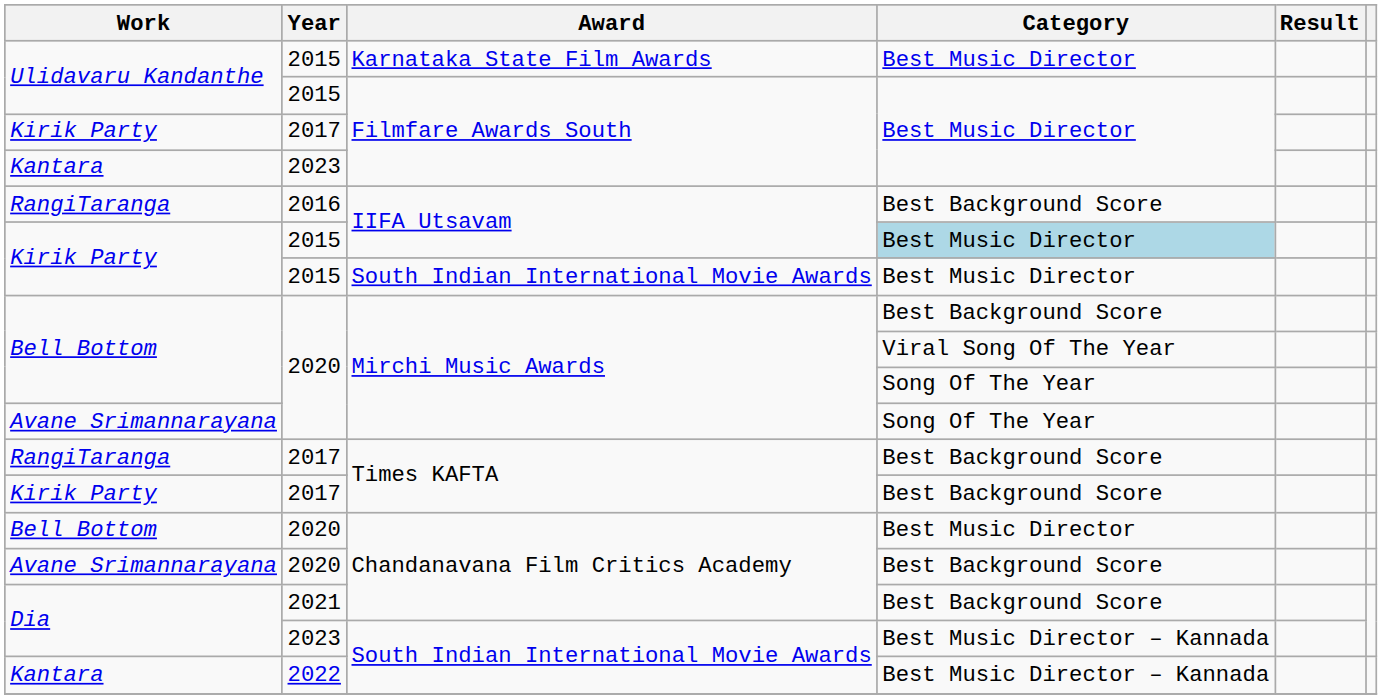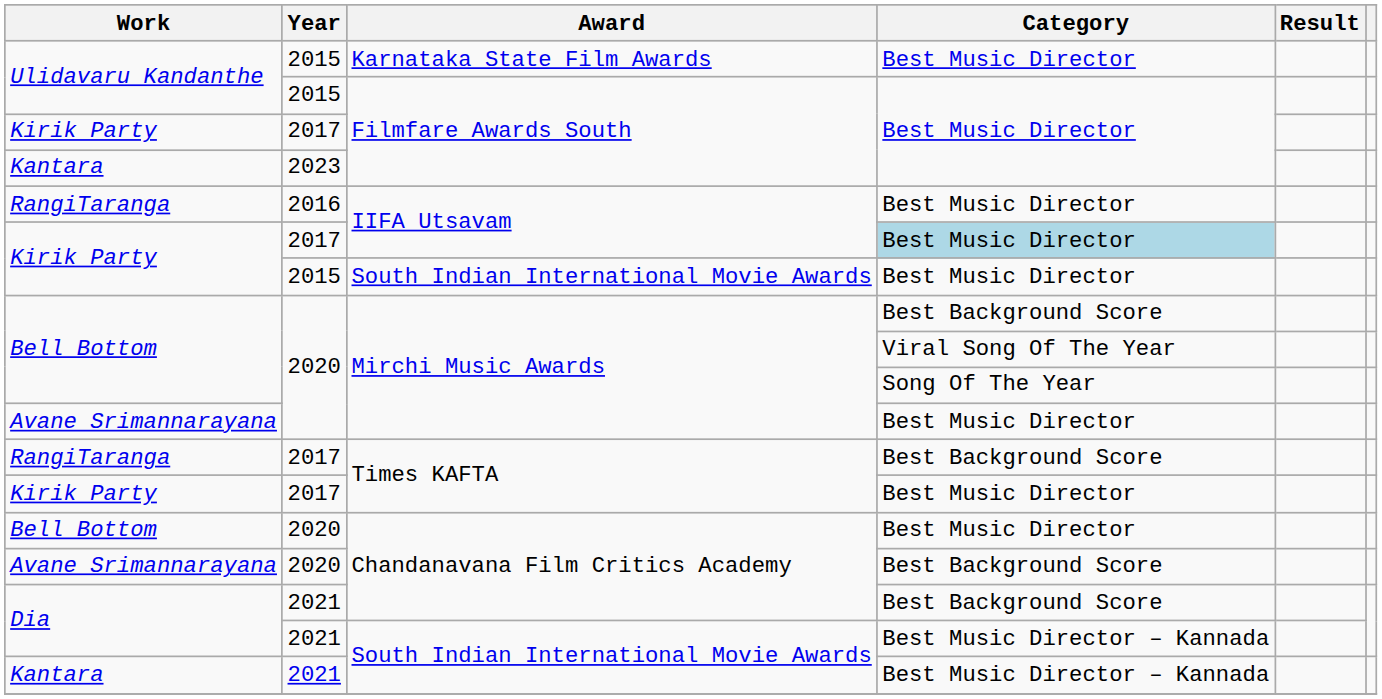(1022, 204) Best Background Score -> (1009, 204) Best Music Director
(314, 240) 2015 -> (314, 240) 2017
(989, 422) Song Of The Year -> (1009, 422) Best Music Director
(1022, 494) Best Background Score -> (1009, 494) Best Music Director
(314, 639) 2023 -> (314, 639) 2021
(314, 675) 2022 -> (314, 675) 2021
